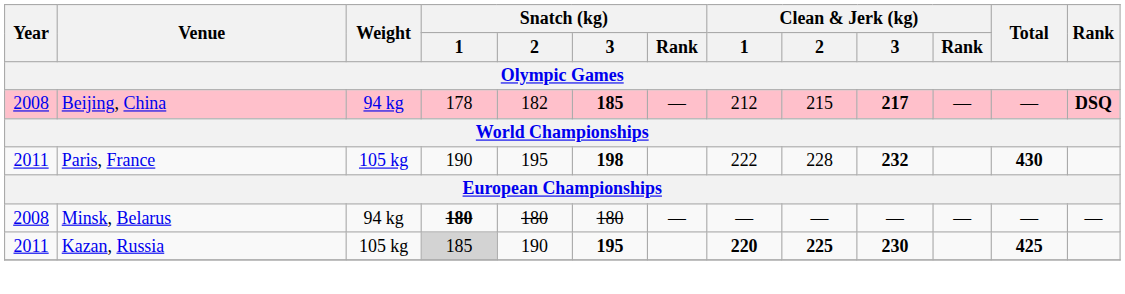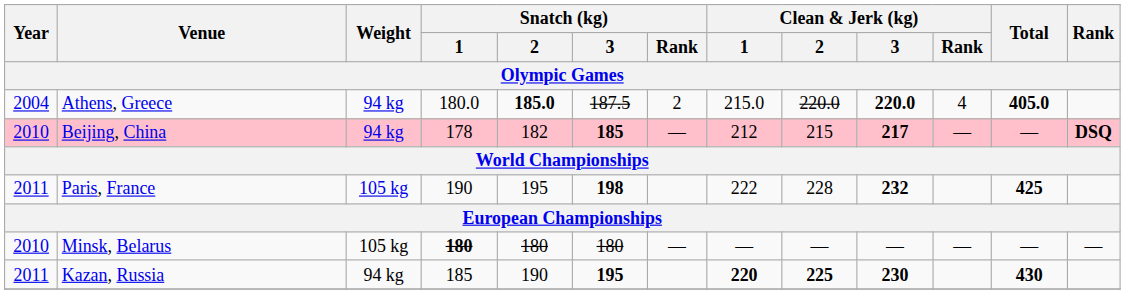+ row: (117, 103)
(31, 103) 2008 -> (31, 132) 2010
(1029, 160) 430 -> (1029, 189) 425
(31, 217) 2008 -> (31, 246) 2010
(384, 217) 94 kg -> (384, 246) 105 kg
(384, 246) 105 kg -> (384, 274) 94 kg
(459, 246) lightgrey background -> (459, 274) no background
(1029, 246) 425 -> (1029, 274) 430
